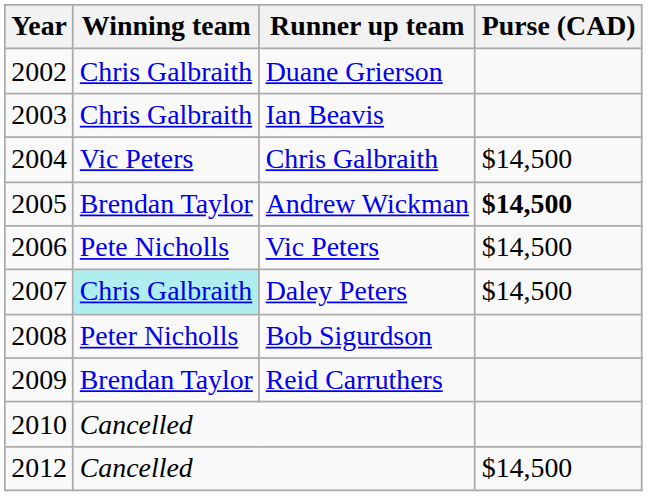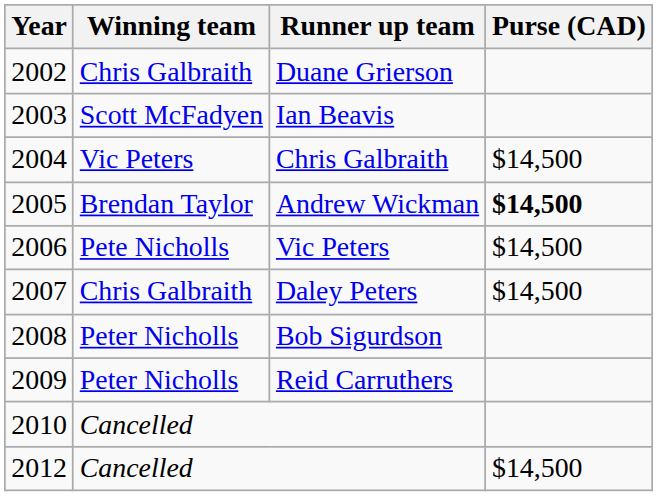(166, 114) Chris Galbraith -> (171, 114) Scott McFadyen
(166, 291) paleturquoise background -> (166, 291) no background
(166, 379) Brendan Taylor -> (159, 379) Peter Nicholls
